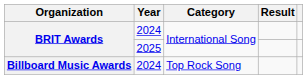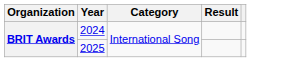- row: (69, 65)
